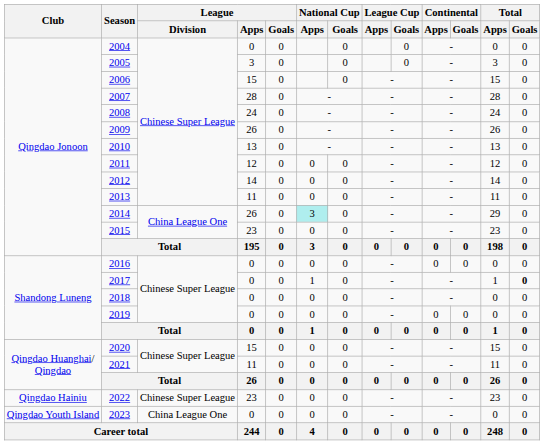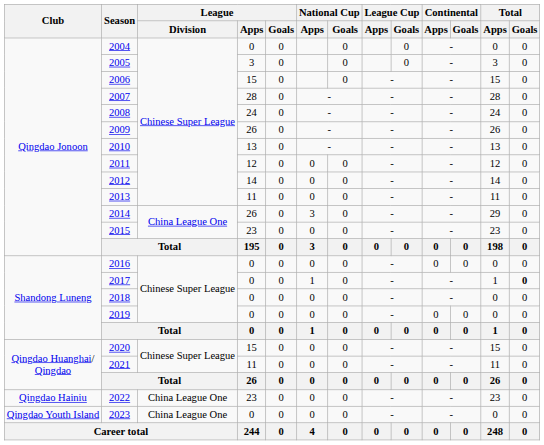(312, 213) paleturquoise background -> (312, 213) no background
(188, 398) Chinese Super League -> (188, 398) China League One
